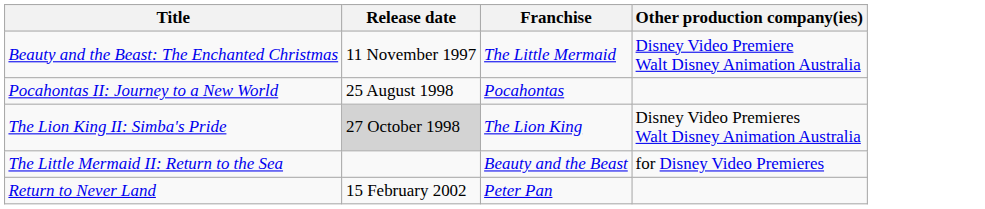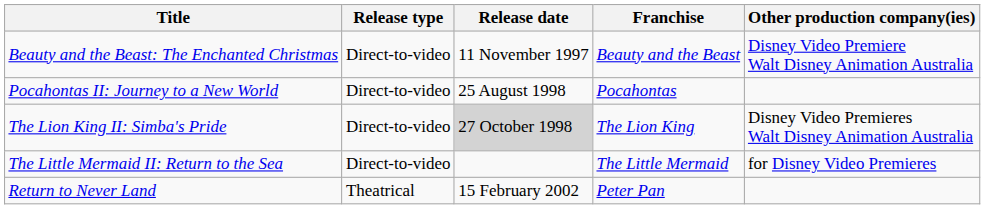+ column: (398, 17)
(550, 54) The Little Mermaid -> (668, 54) Beauty and the Beast
(556, 163) Beauty and the Beast -> (662, 163) The Little Mermaid
